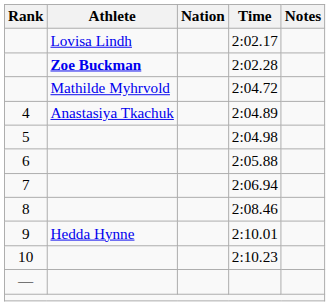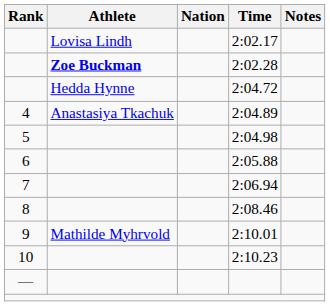(110, 88) Mathilde Myhrvold -> (92, 88) Hedda Hynne
(92, 233) Hedda Hynne -> (110, 233) Mathilde Myhrvold
